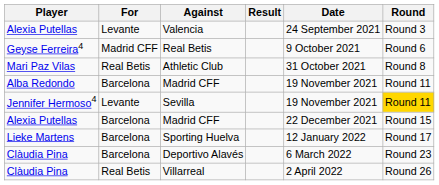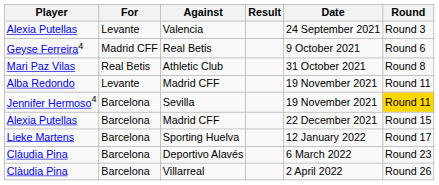(125, 83) Barcelona -> (120, 83) Levante
(120, 102) Levante -> (125, 102) Barcelona
(126, 171) Real Betis -> (125, 171) Barcelona
